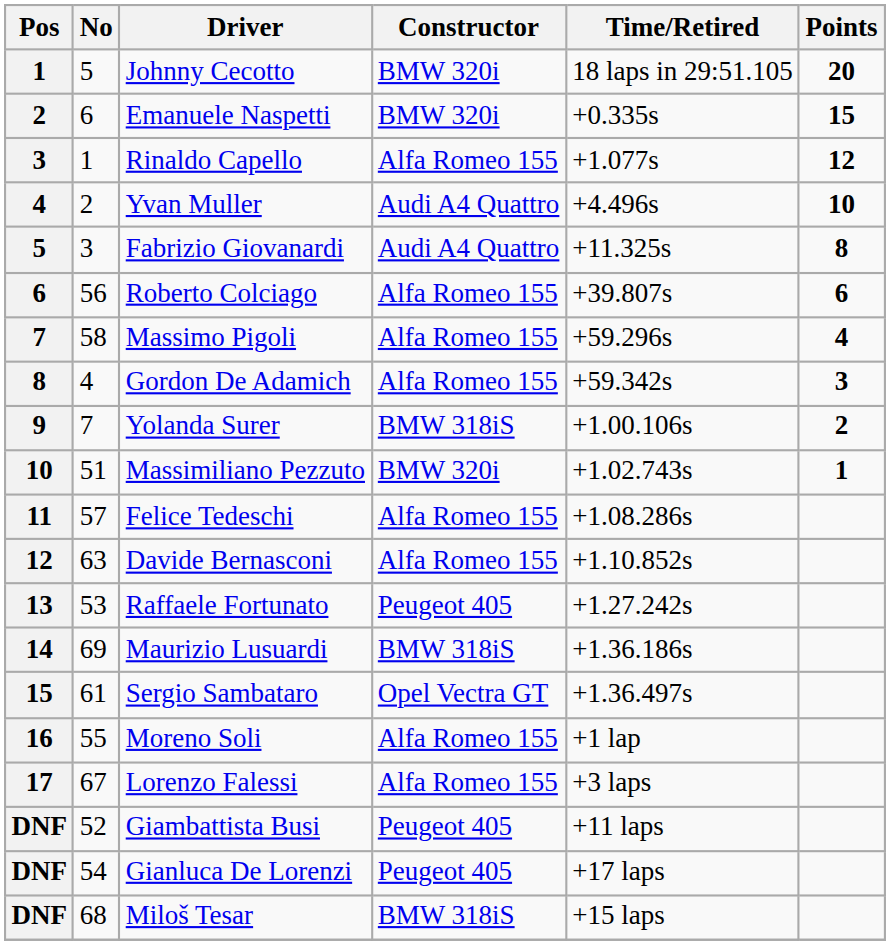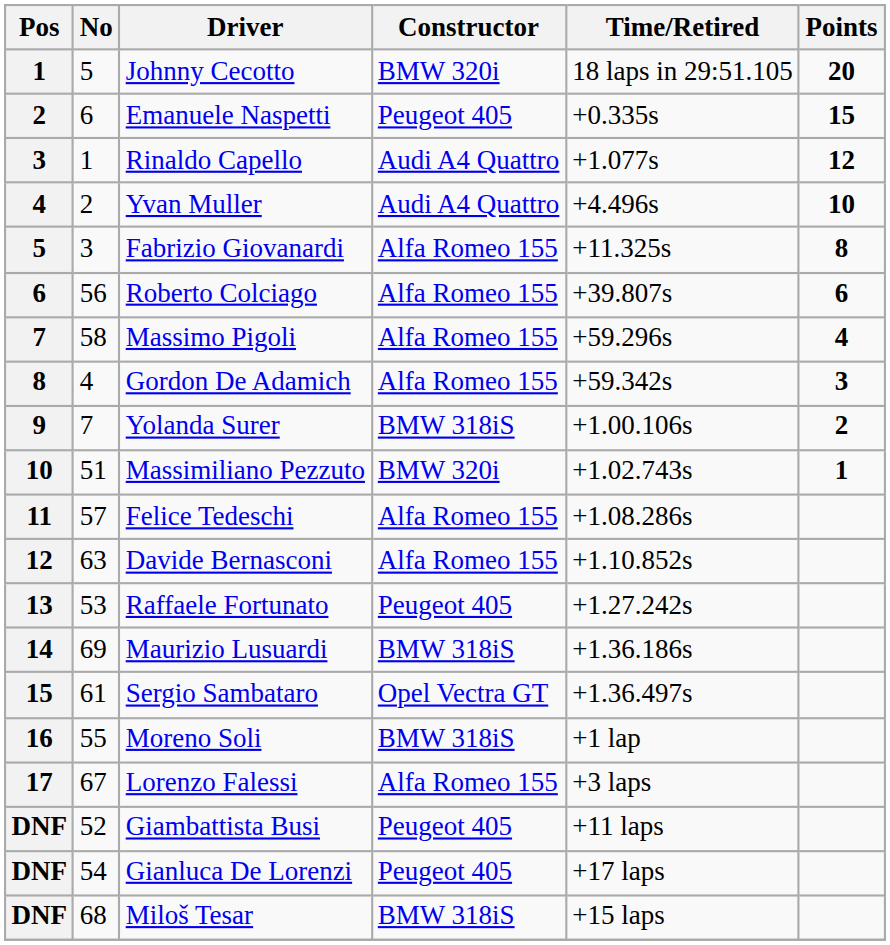(439, 115) BMW 320i -> (445, 115) Peugeot 405
(468, 160) Alfa Romeo 155 -> (469, 160) Audi A4 Quattro
(469, 249) Audi A4 Quattro -> (468, 249) Alfa Romeo 155
(468, 738) Alfa Romeo 155 -> (446, 738) BMW 318iS
